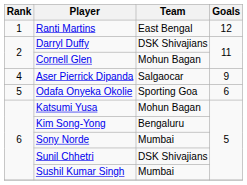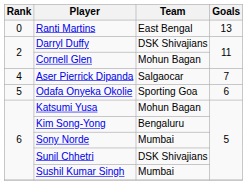(19, 28) 1 -> (19, 28) 0
(226, 28) 12 -> (226, 28) 13
(226, 76) 9 -> (226, 76) 7
